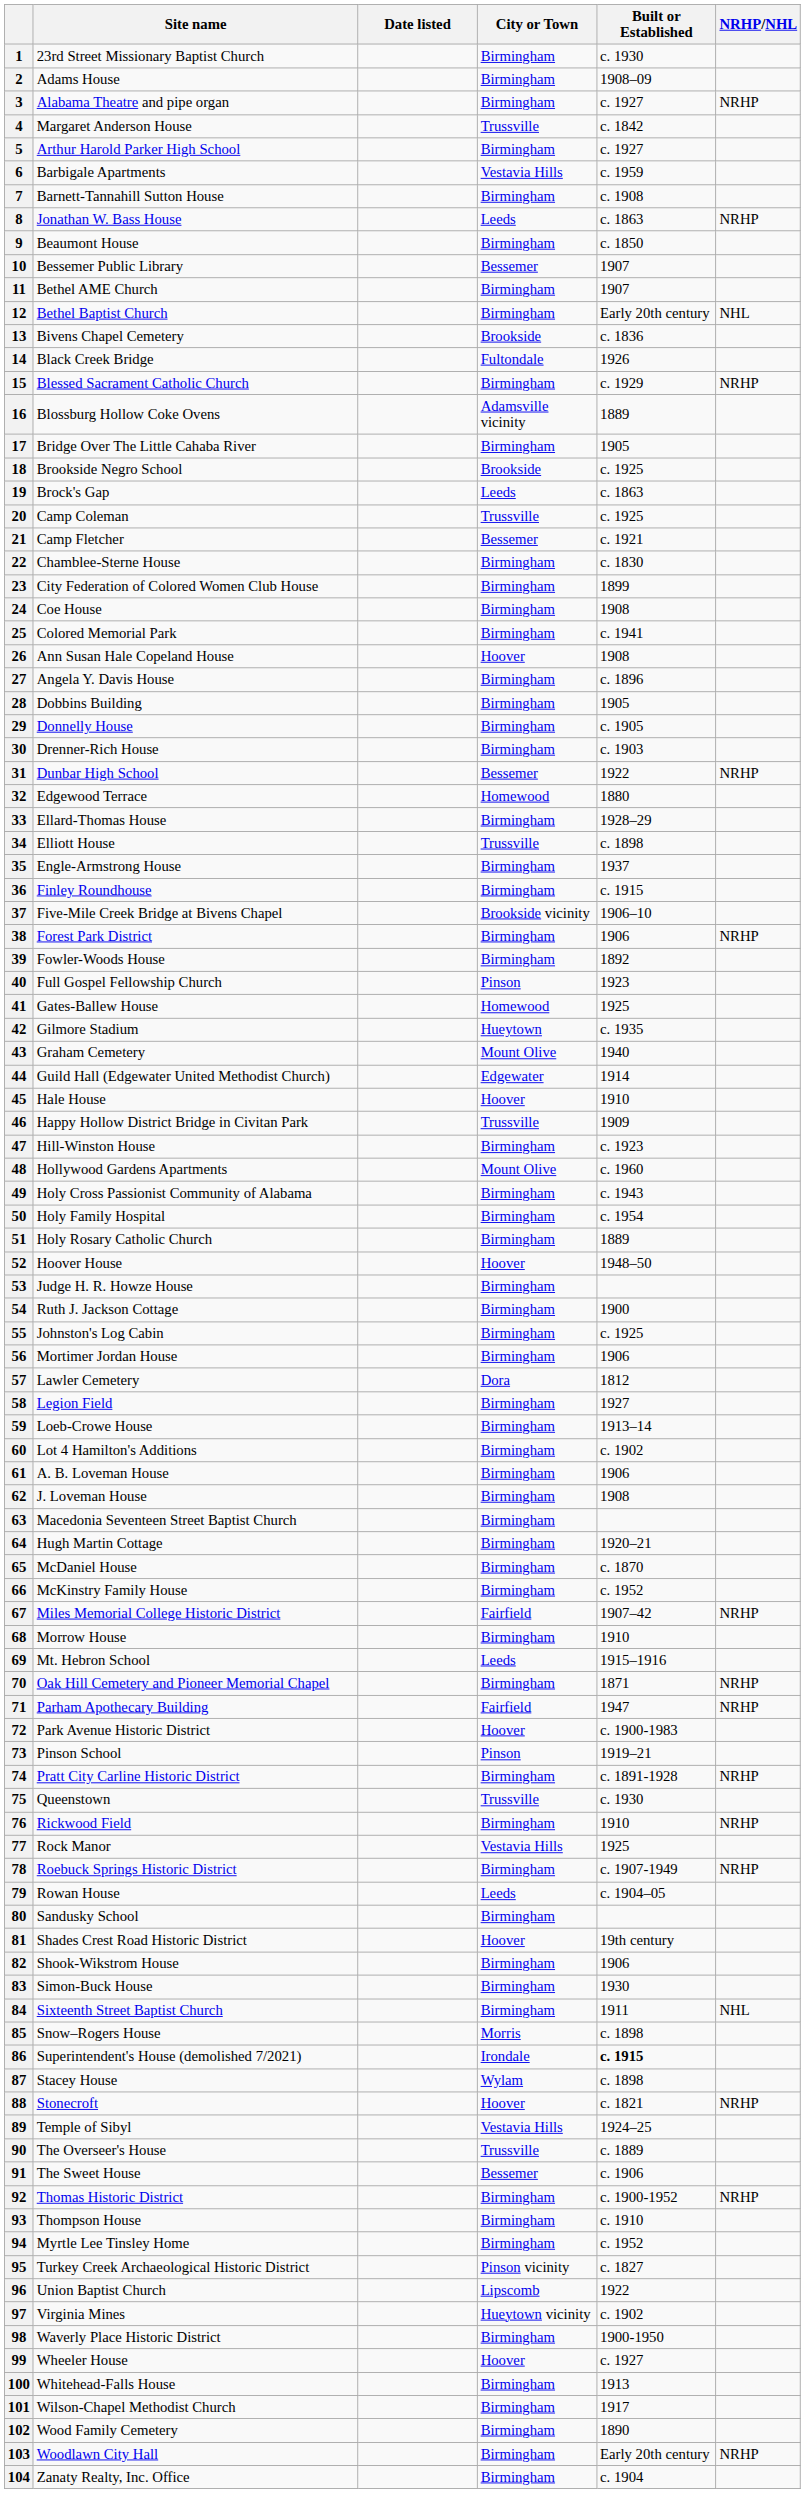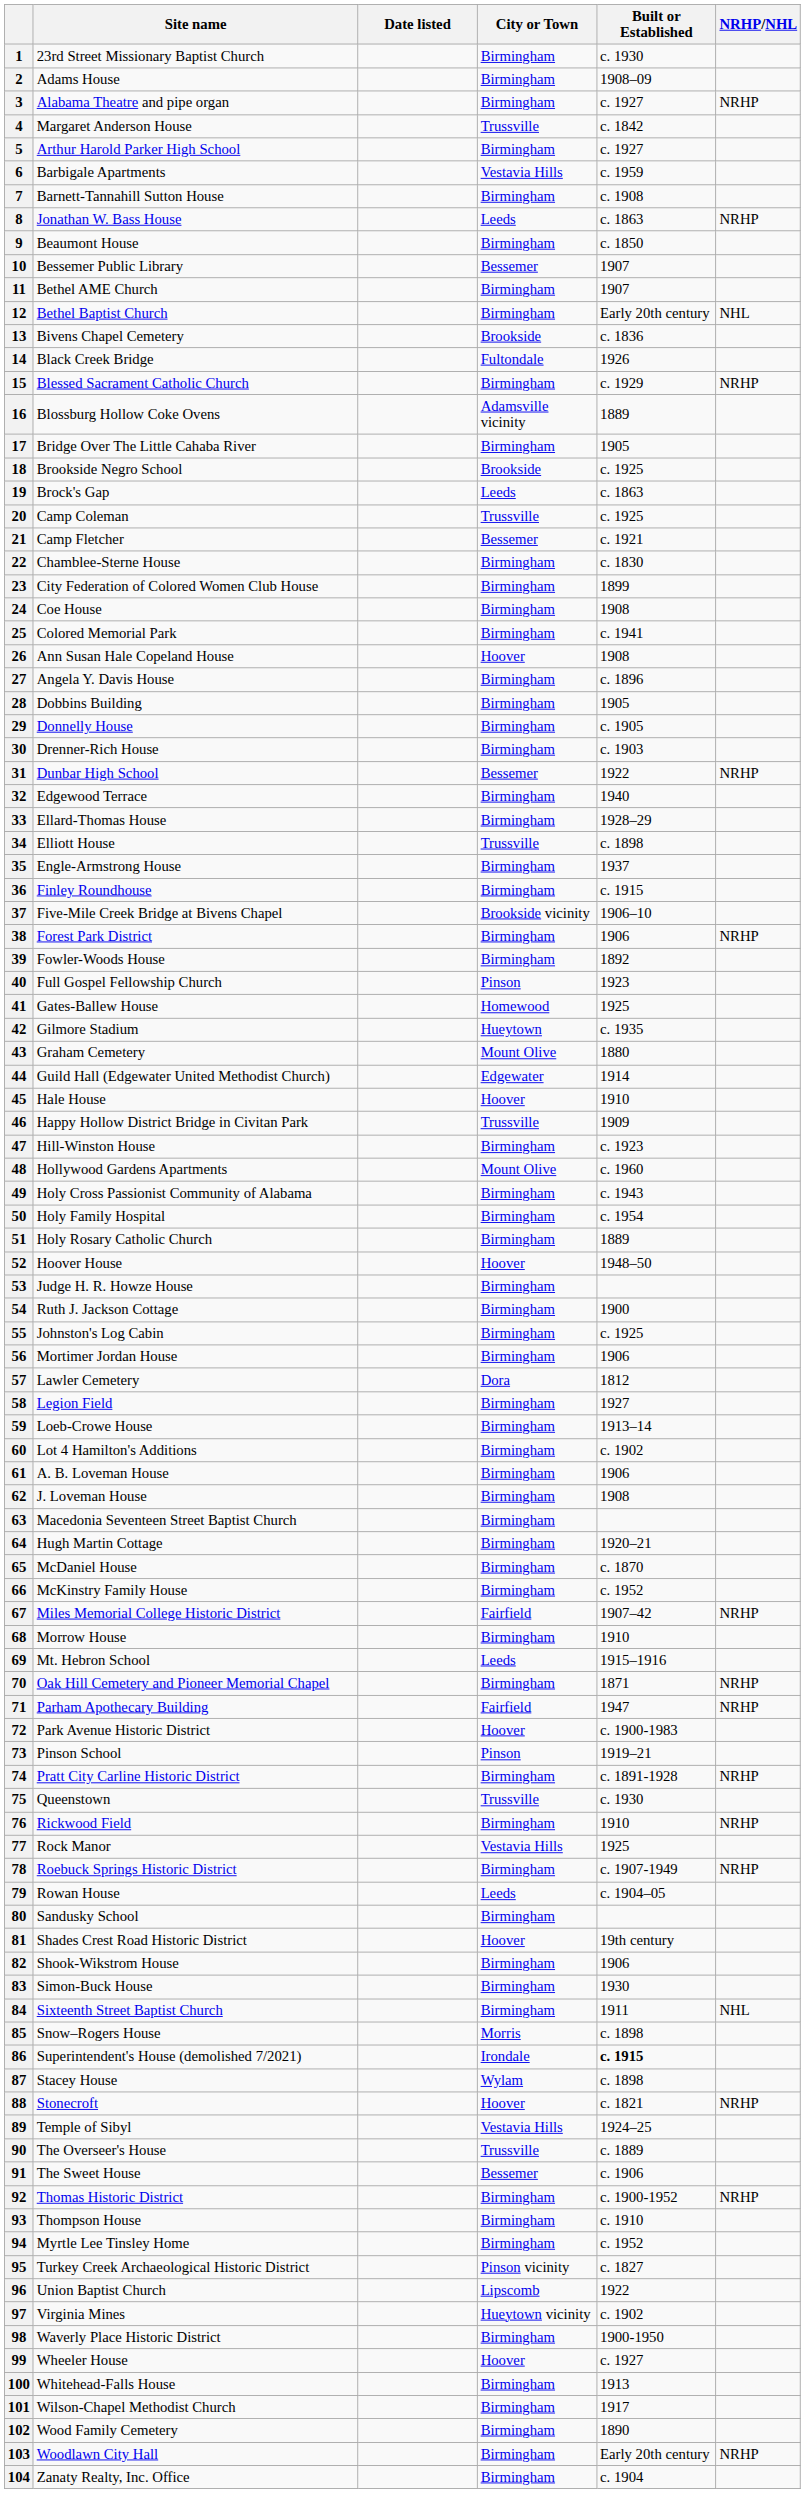(515, 796) Homewood -> (518, 796) Birmingham
(615, 796) 1880 -> (615, 796) 1940
(615, 1053) 1940 -> (615, 1053) 1880
